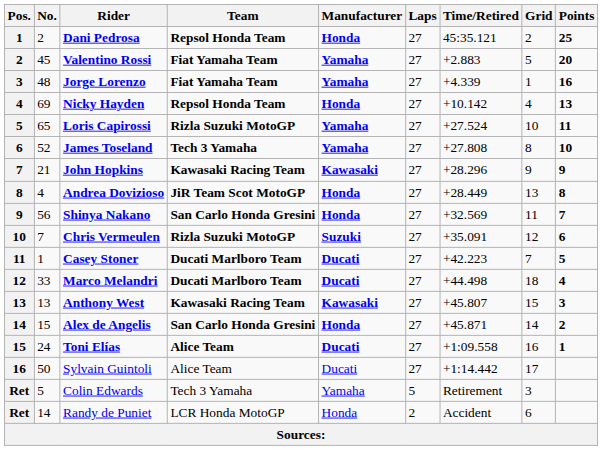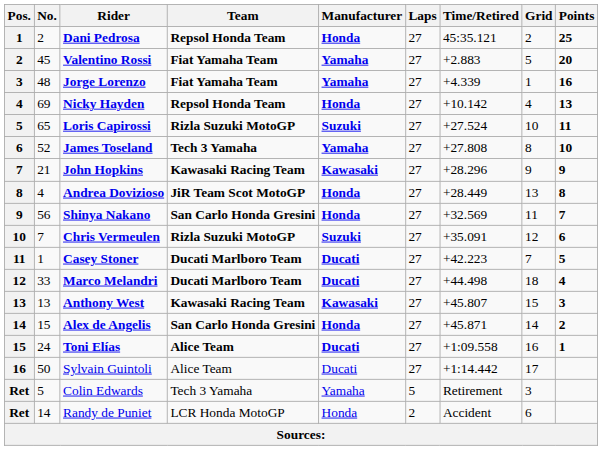(345, 125) Yamaha -> (341, 125) Suzuki
